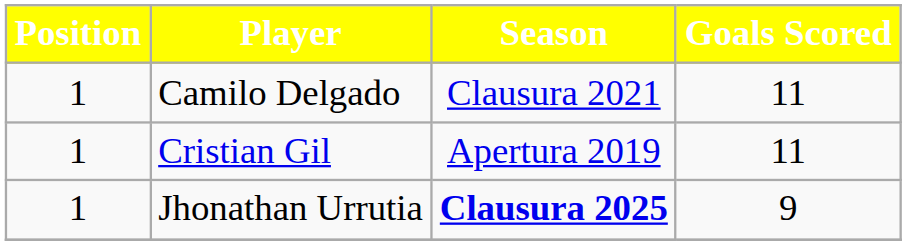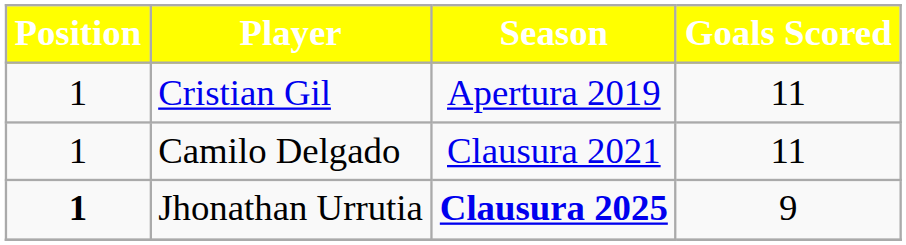rows swapped: (245, 150) <-> (279, 92)
(78, 208) normal -> (78, 208) bold
